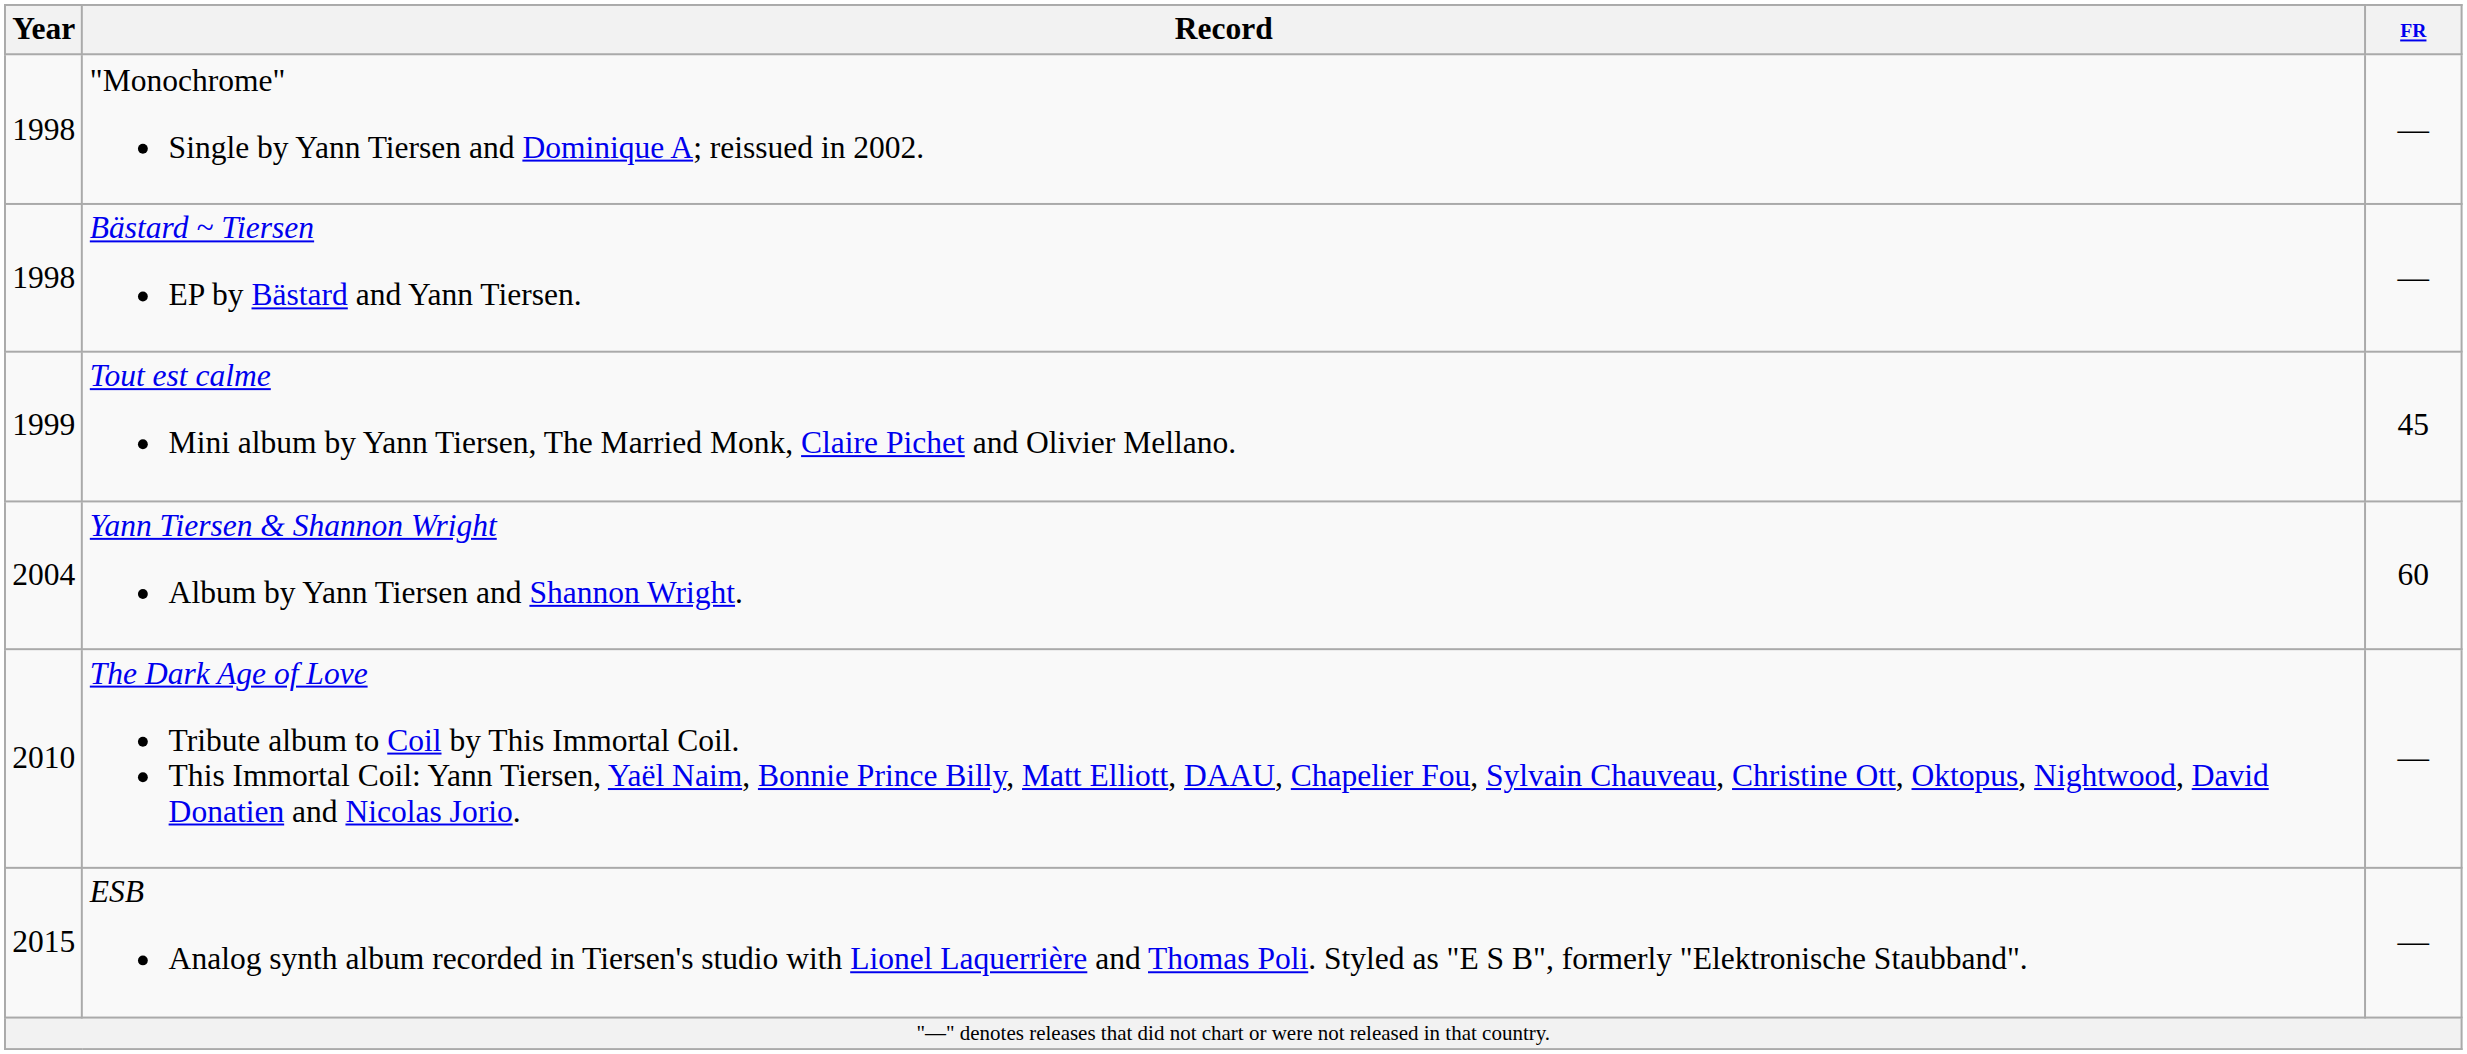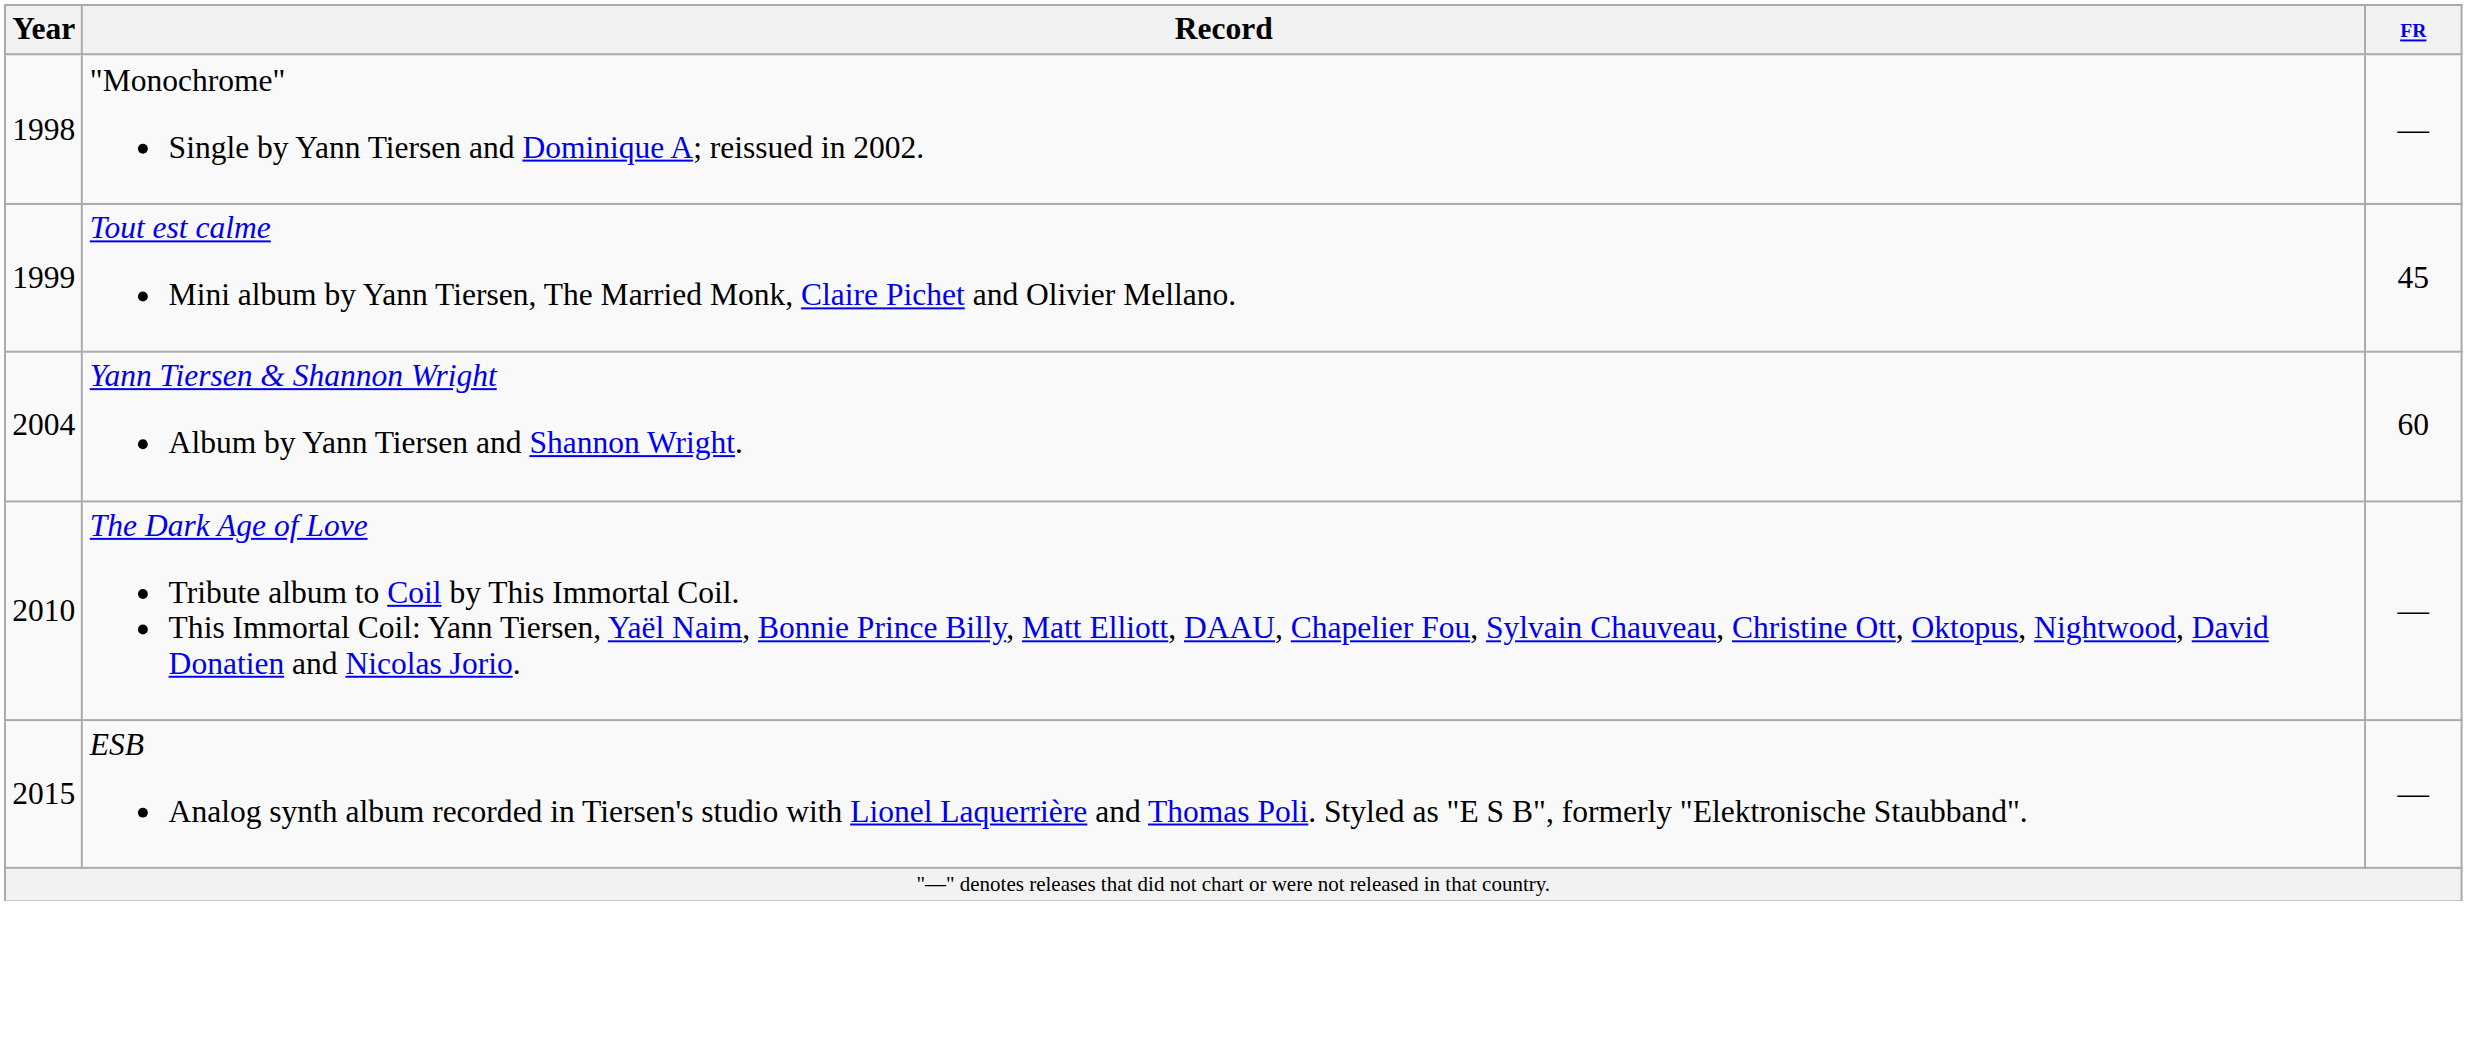- row: (1224, 262)
